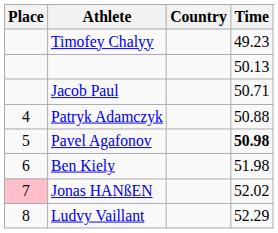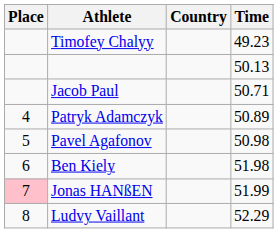(252, 116) 50.88 -> (252, 116) 50.89
(252, 141) bold -> (252, 141) normal
(252, 191) 52.02 -> (252, 191) 51.99
